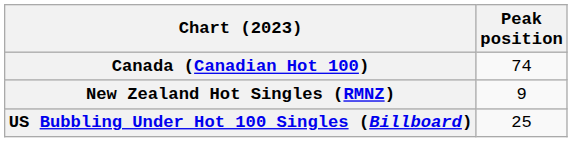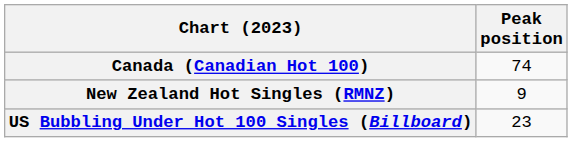(522, 122) 25 -> (522, 122) 23
